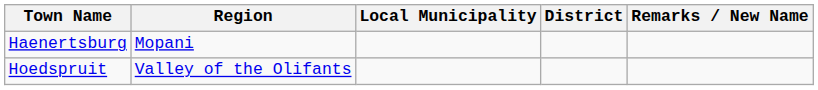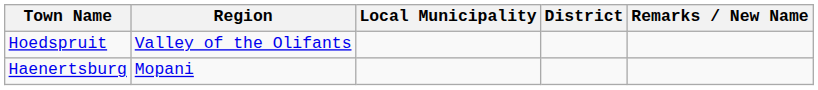rows swapped: (68, 45) <-> (58, 71)
